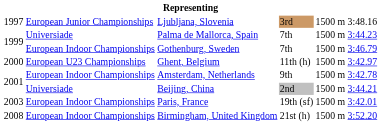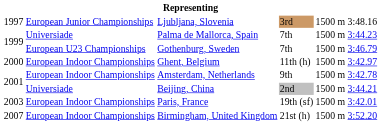(90, 48) European Indoor Championships -> (86, 48) European U23 Championships
(86, 62) European U23 Championships -> (90, 62) European Indoor Championships
(14, 115) 2008 -> (14, 115) 2007
